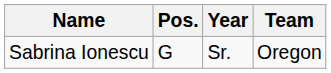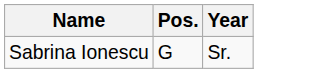- column: (289, 20)
